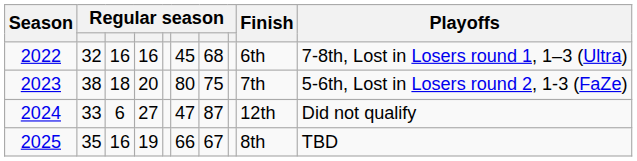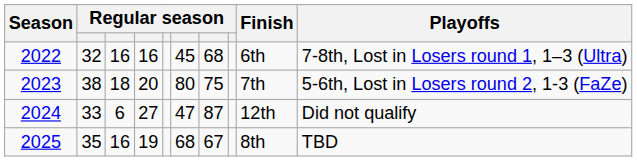(185, 141) 66 -> (185, 141) 68
